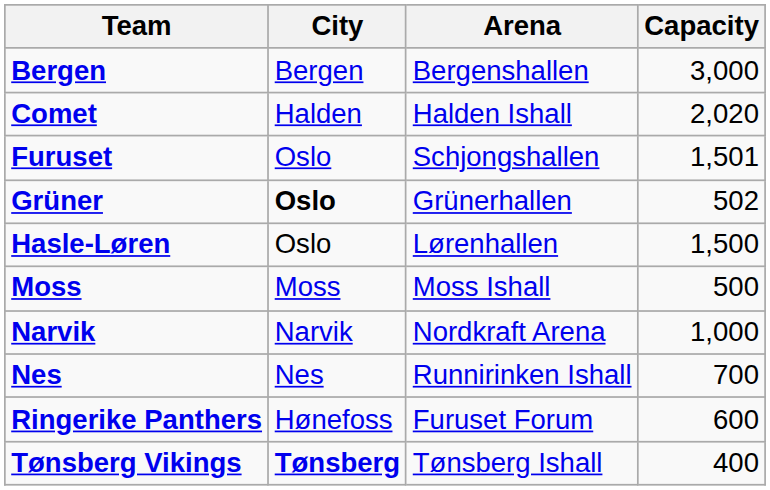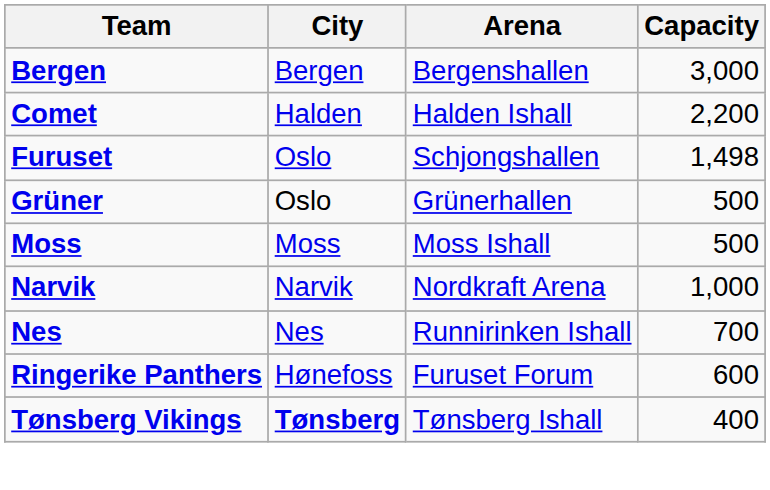(725, 113) 2,020 -> (725, 113) 2,200
(725, 157) 1,501 -> (725, 157) 1,498
(305, 200) bold -> (303, 200) normal
(736, 200) 502 -> (736, 200) 500
- row: (91, 244)
